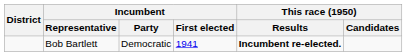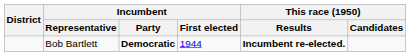(146, 43) normal -> (148, 43) bold
(187, 43) 1941 -> (191, 43) 1944
